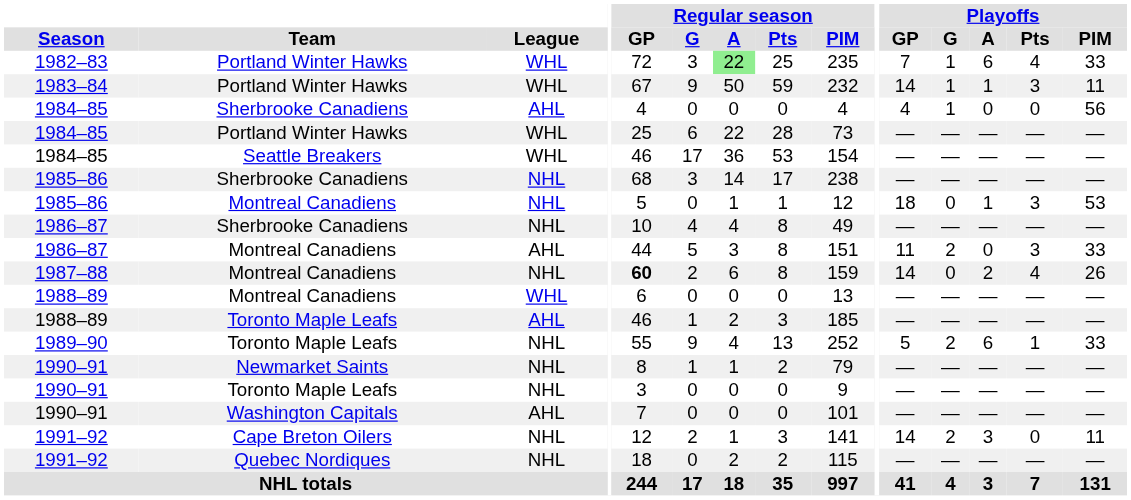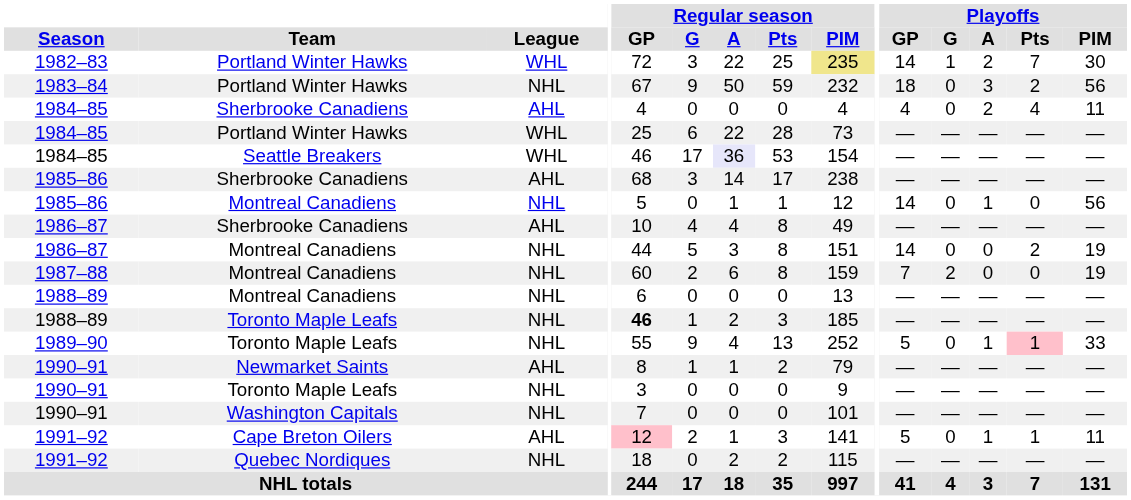(734, 62) lightgreen background -> (734, 62) no background
(843, 62) no background -> (843, 62) khaki background
(905, 62) 7 -> (905, 62) 14
(988, 62) 6 -> (988, 62) 2
(1035, 62) 4 -> (1035, 62) 7
(1095, 62) 33 -> (1095, 62) 30
(547, 85) WHL -> (547, 85) NHL
(905, 85) 14 -> (905, 85) 18
(950, 85) 1 -> (950, 85) 0
(988, 85) 1 -> (988, 85) 3
(1035, 85) 3 -> (1035, 85) 2
(1095, 85) 11 -> (1095, 85) 56
(950, 109) 1 -> (950, 109) 0
(988, 109) 0 -> (988, 109) 2
(1035, 109) 0 -> (1035, 109) 4
(1095, 109) 56 -> (1095, 109) 11
(734, 156) no background -> (734, 156) lavender background
(547, 179) NHL -> (547, 179) AHL
(905, 202) 18 -> (905, 202) 14
(1035, 202) 3 -> (1035, 202) 0
(1095, 202) 53 -> (1095, 202) 56
(547, 226) NHL -> (547, 226) AHL
(547, 249) AHL -> (547, 249) NHL
(905, 249) 11 -> (905, 249) 14
(950, 249) 2 -> (950, 249) 0
(1035, 249) 3 -> (1035, 249) 2
(1095, 249) 33 -> (1095, 249) 19
(642, 273) bold -> (642, 273) normal
(905, 273) 14 -> (905, 273) 7
(950, 273) 0 -> (950, 273) 2
(988, 273) 2 -> (988, 273) 0
(1035, 273) 4 -> (1035, 273) 0
(1095, 273) 26 -> (1095, 273) 19
(547, 296) WHL -> (547, 296) NHL
(547, 319) AHL -> (547, 319) NHL
(642, 319) normal -> (642, 319) bold
(950, 343) 2 -> (950, 343) 0
(988, 343) 6 -> (988, 343) 1
(1035, 343) no background -> (1035, 343) pink background
(547, 366) NHL -> (547, 366) AHL
(547, 413) AHL -> (547, 413) NHL
(547, 436) NHL -> (547, 436) AHL
(642, 436) no background -> (642, 436) pink background
(905, 436) 14 -> (905, 436) 5
(950, 436) 2 -> (950, 436) 0
(988, 436) 3 -> (988, 436) 1
(1035, 436) 0 -> (1035, 436) 1
